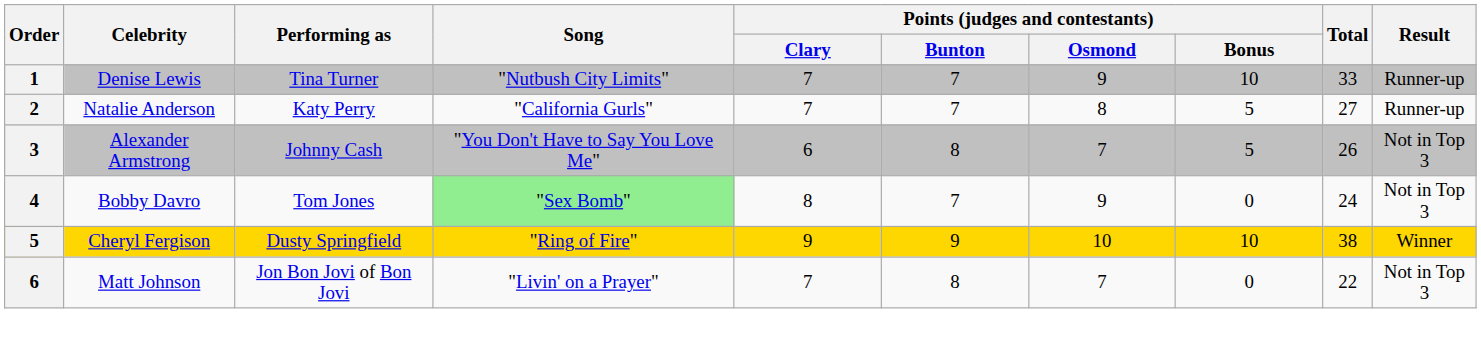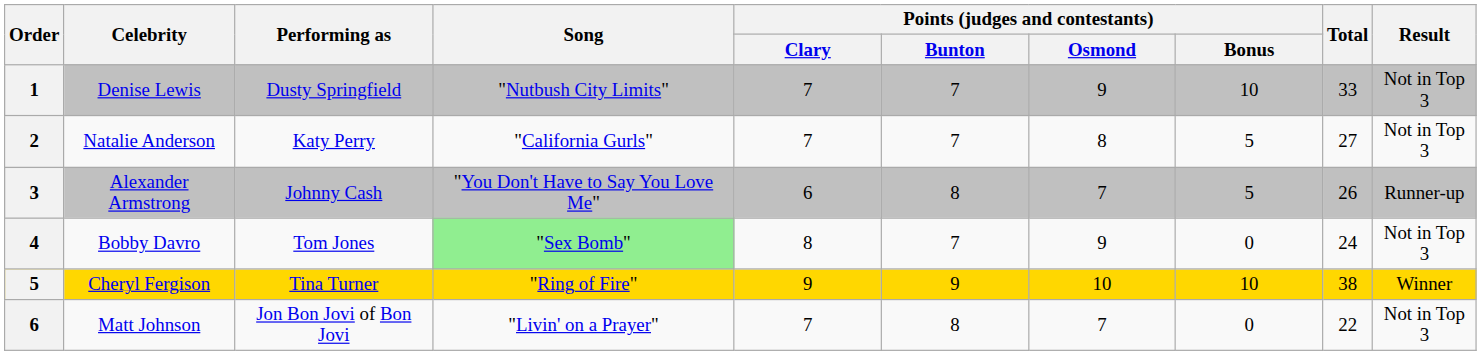(334, 79) Tina Turner -> (334, 89) Dusty Springfield
(1424, 79) Runner-up -> (1424, 89) Not in Top 3
(1424, 109) Runner-up -> (1424, 141) Not in Top 3
(1424, 149) Not in Top 3 -> (1424, 192) Runner-up
(334, 241) Dusty Springfield -> (334, 284) Tina Turner
